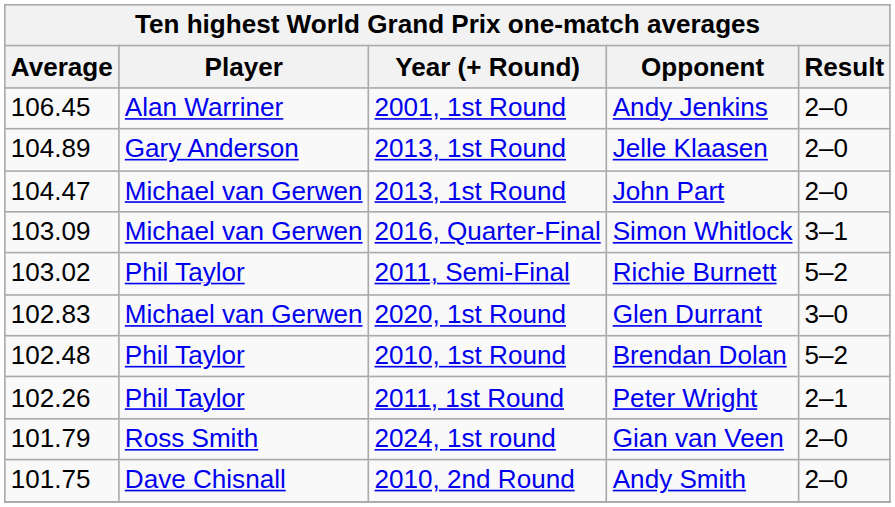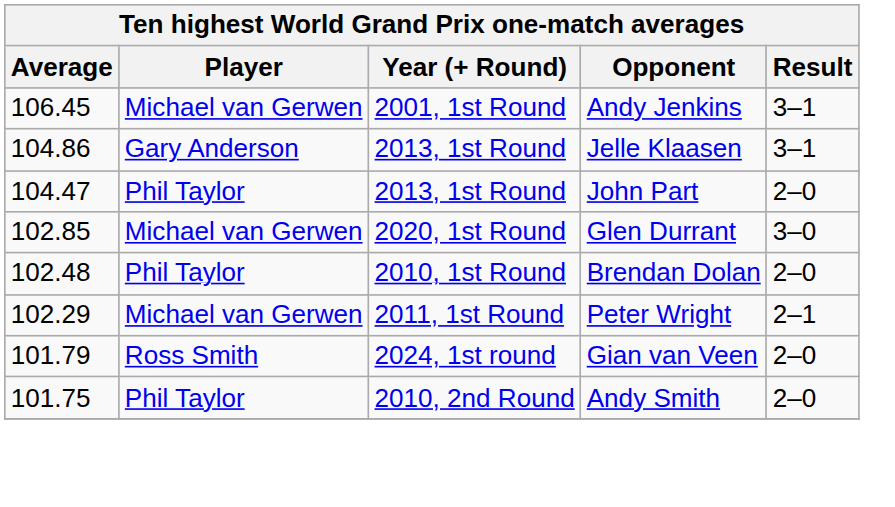(204, 107) Alan Warriner -> (244, 107) Michael van Gerwen
(826, 107) 2–0 -> (795, 107) 3–1
(51, 149) 104.89 -> (51, 149) 104.86
(826, 149) 2–0 -> (795, 149) 3–1
(244, 190) Michael van Gerwen -> (185, 190) Phil Taylor
- row: (703, 231)
- row: (695, 273)
(51, 314) 102.83 -> (51, 231) 102.85
(826, 356) 5–2 -> (795, 273) 2–0
(51, 397) 102.26 -> (51, 314) 102.29
(185, 397) Phil Taylor -> (244, 314) Michael van Gerwen
(205, 480) Dave Chisnall -> (185, 397) Phil Taylor
